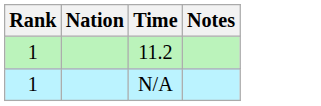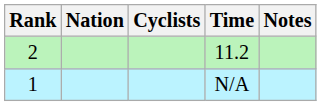+ column: (167, 20)
(33, 52) 1 -> (33, 52) 2
